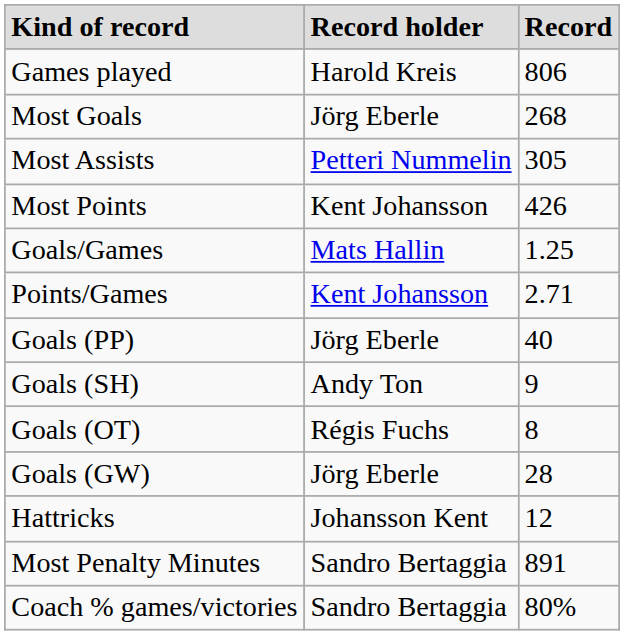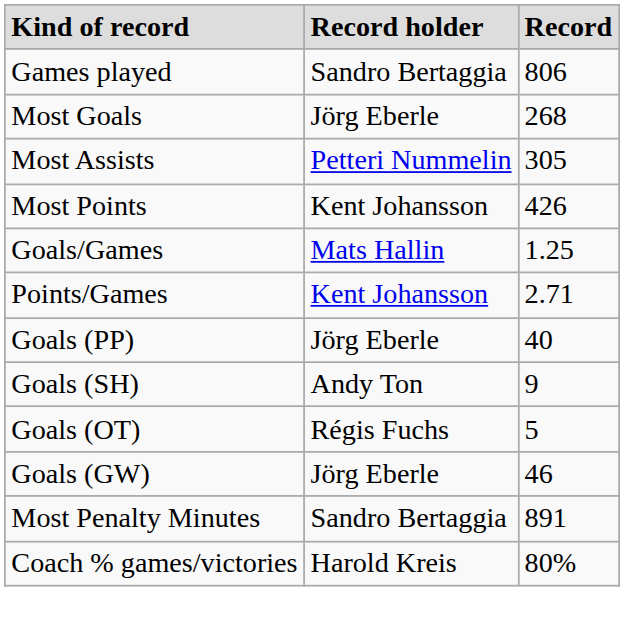(384, 71) Harold Kreis -> (409, 71) Sandro Bertaggia
(532, 428) 8 -> (532, 428) 5
(539, 473) 28 -> (539, 473) 46
- row: (63, 518)
(409, 607) Sandro Bertaggia -> (384, 562) Harold Kreis
